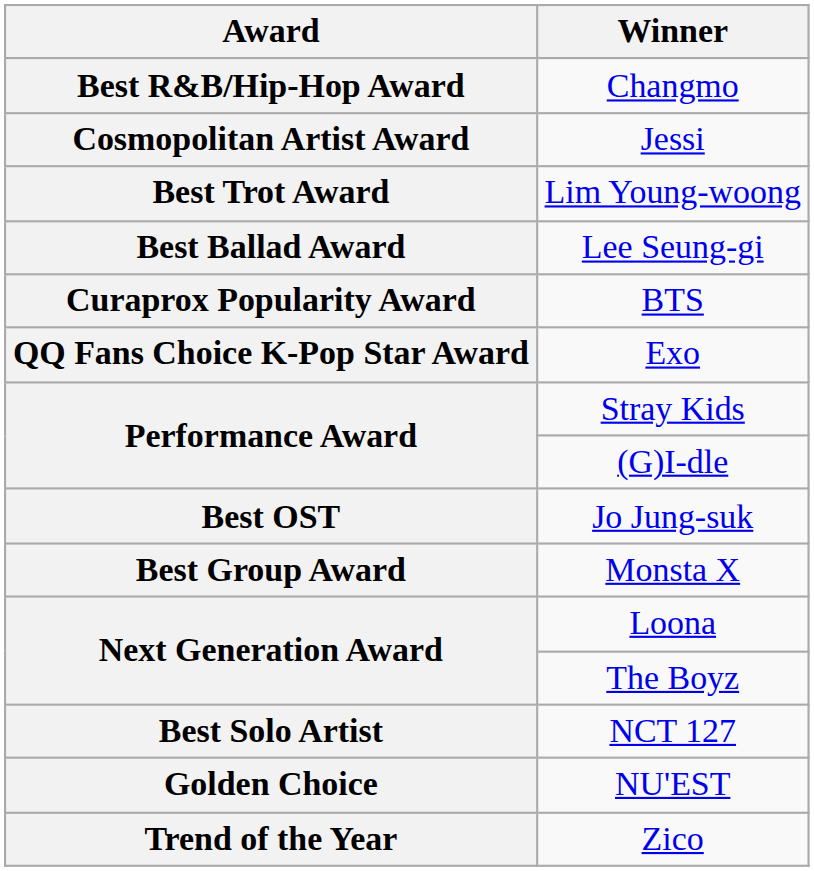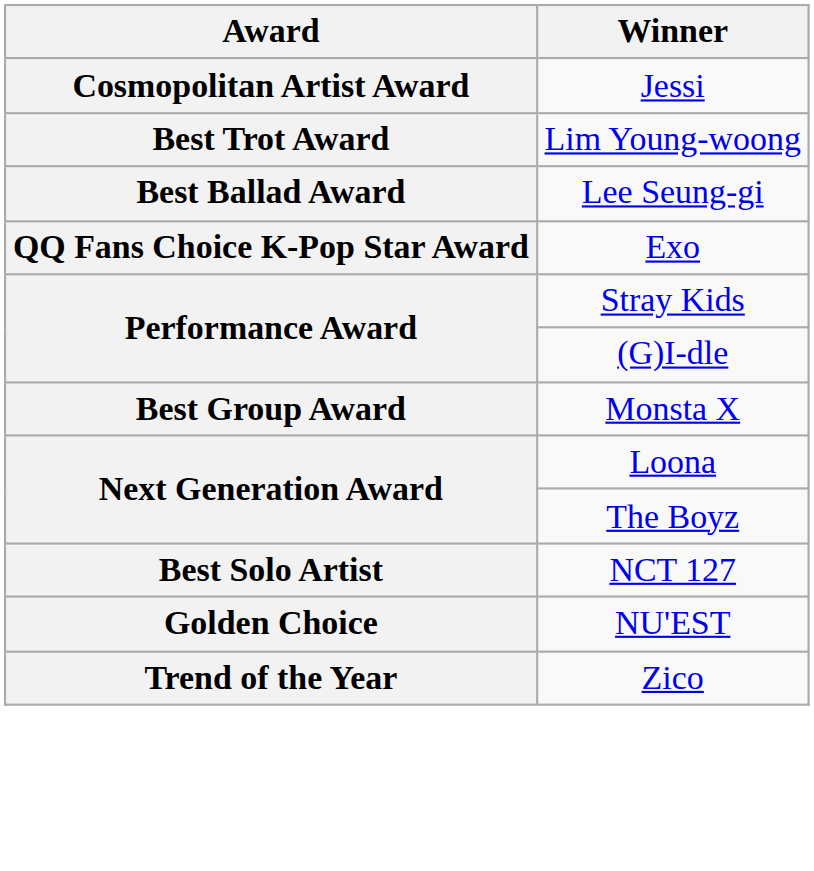- row: (673, 85)
- row: (673, 300)
- row: (673, 515)
